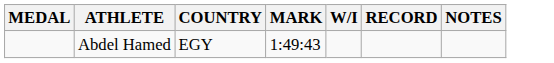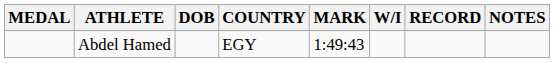+ column: (197, 17)
